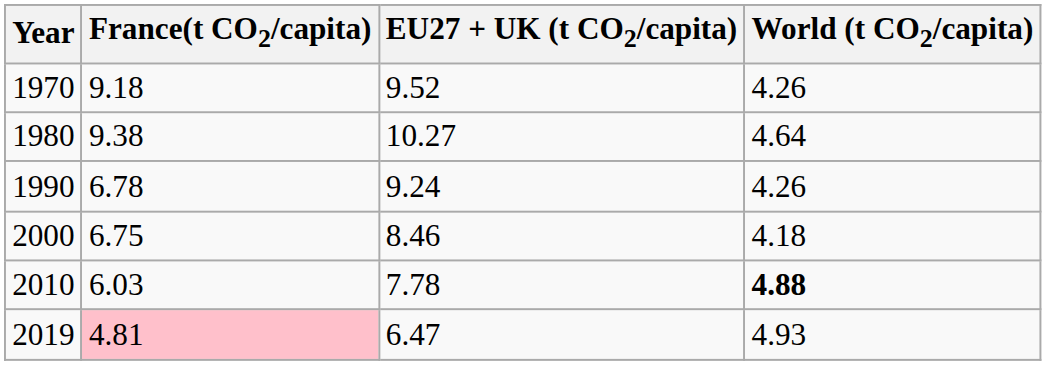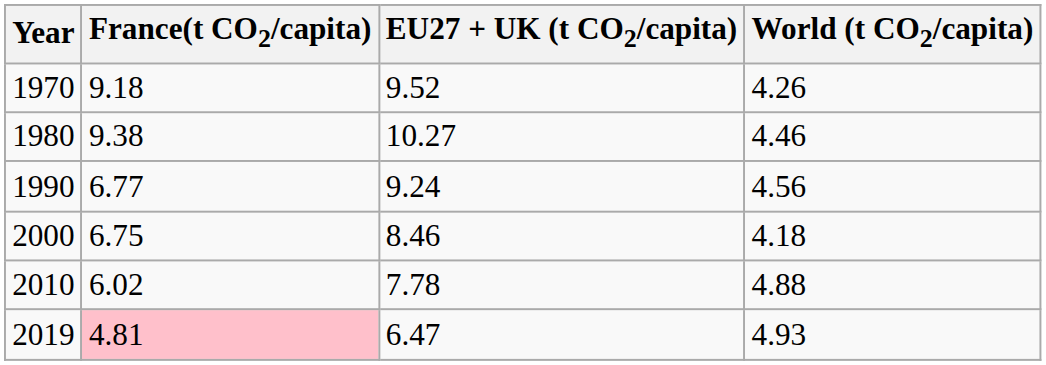(779, 136) 4.64 -> (779, 136) 4.46
(116, 185) 6.78 -> (116, 185) 6.77
(779, 185) 4.26 -> (779, 185) 4.56
(116, 284) 6.03 -> (116, 284) 6.02
(779, 284) bold -> (779, 284) normal
